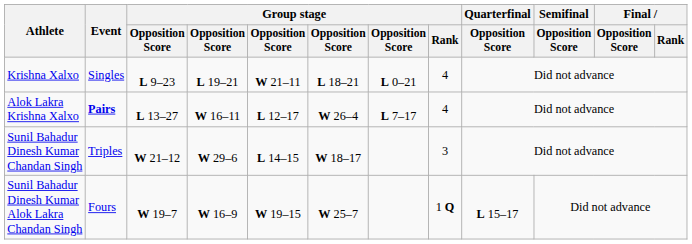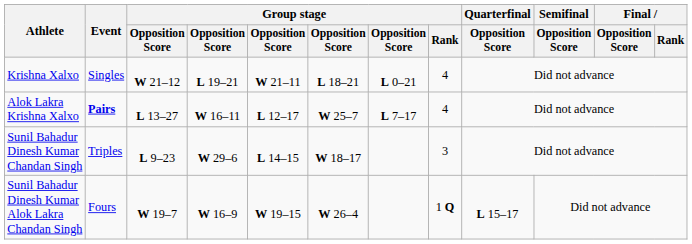(157, 82) L 9–23 -> (157, 82) W 21–12
(338, 116) W 26–4 -> (338, 116) W 25–7
(157, 158) W 21–12 -> (157, 158) L 9–23
(338, 215) W 25–7 -> (338, 215) W 26–4
